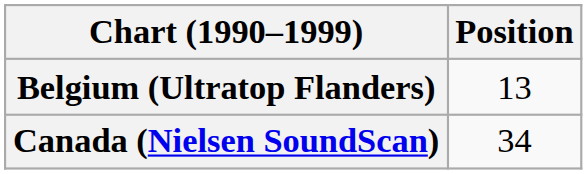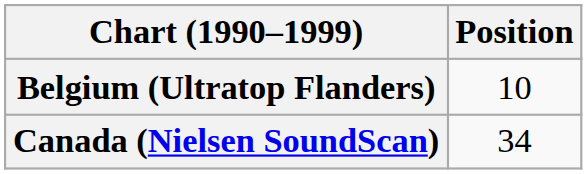(514, 86) 13 -> (514, 86) 10
